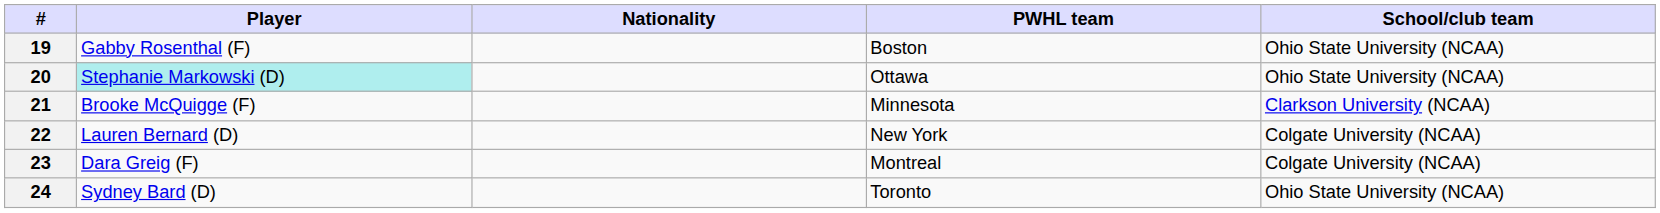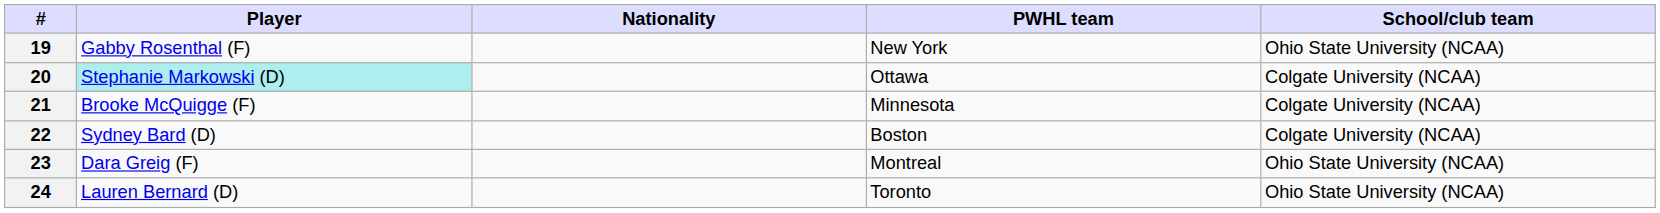(899, 47) Boston -> (909, 47) New York
(1385, 76) Ohio State University (NCAA) -> (1373, 76) Colgate University (NCAA)
(1377, 105) Clarkson University (NCAA) -> (1373, 105) Colgate University (NCAA)
(160, 134) Lauren Bernard (D) -> (149, 134) Sydney Bard (D)
(909, 134) New York -> (899, 134) Boston
(1373, 163) Colgate University (NCAA) -> (1385, 163) Ohio State University (NCAA)
(149, 192) Sydney Bard (D) -> (160, 192) Lauren Bernard (D)
